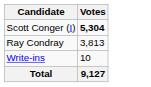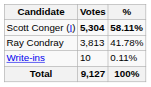+ column: (127, 12)
